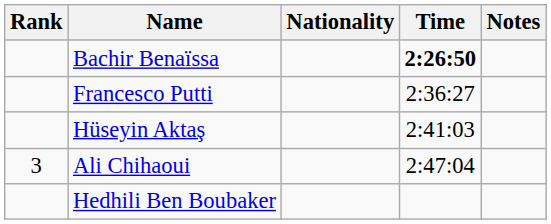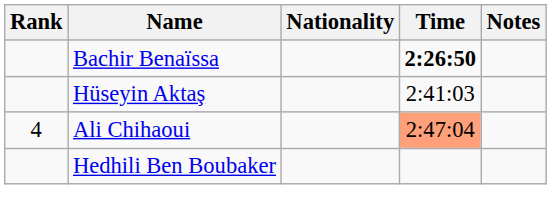- row: (143, 93)
(36, 165) 3 -> (36, 129) 4
(440, 165) no background -> (440, 129) lightsalmon background
